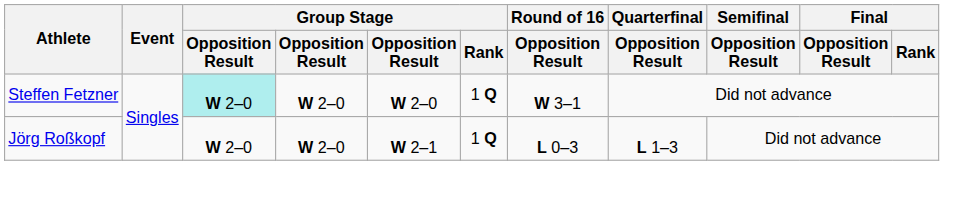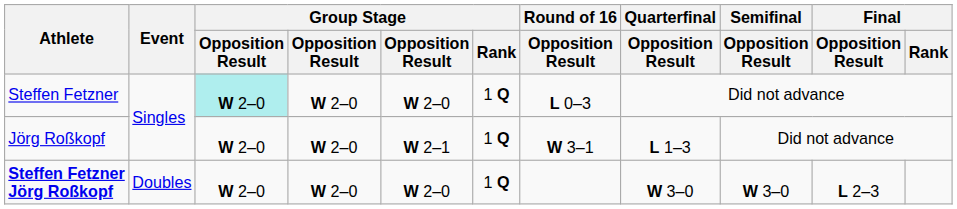(558, 104) W 3–1 -> (570, 104) L 0–3
(558, 148) L 0–3 -> (570, 148) W 3–1
+ row: (67, 182)
